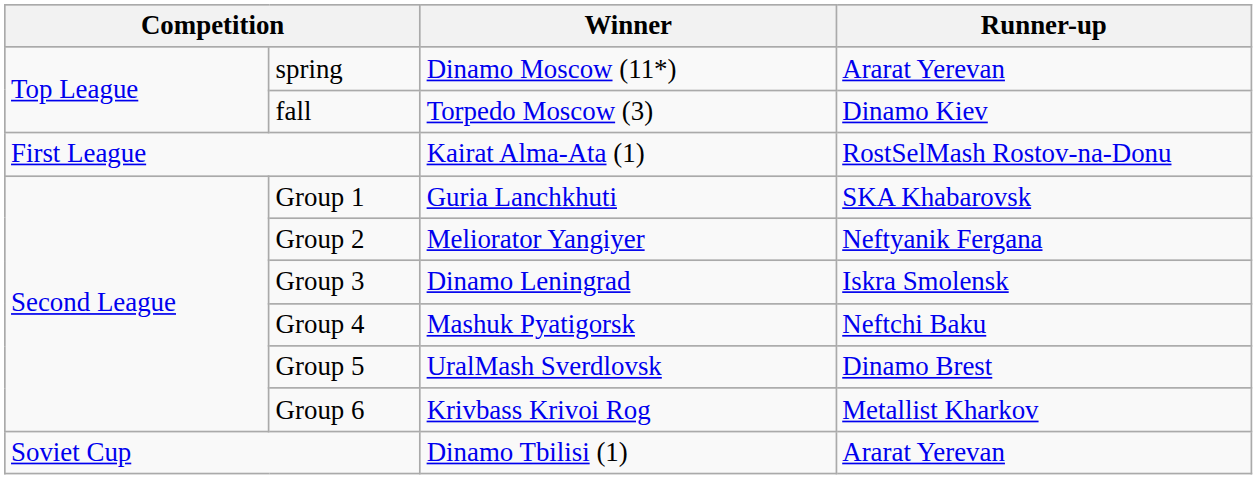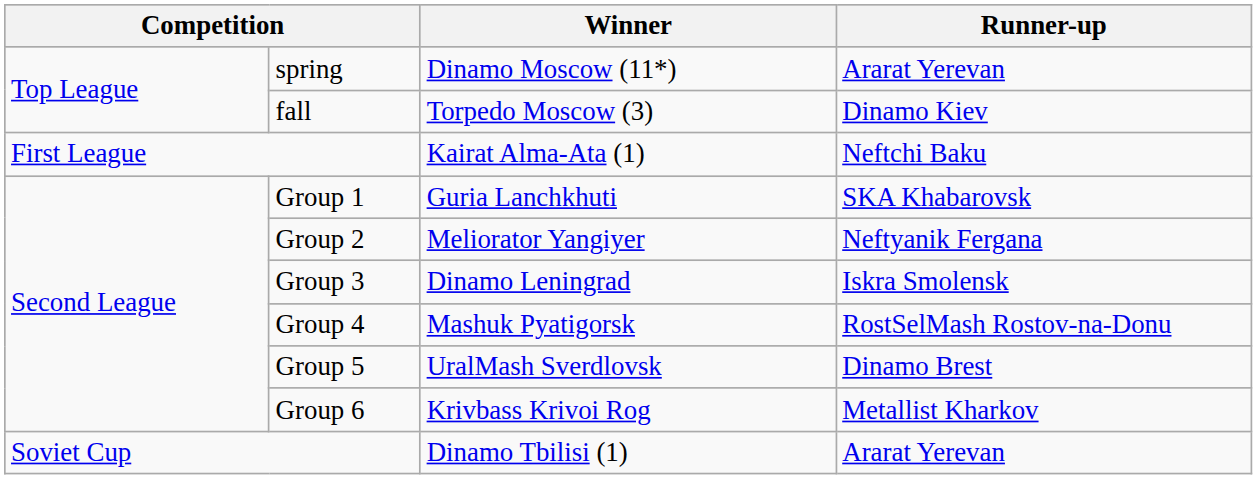(1007, 153) RostSelMash Rostov-na-Donu -> (914, 153) Neftchi Baku
(914, 324) Neftchi Baku -> (1007, 324) RostSelMash Rostov-na-Donu
